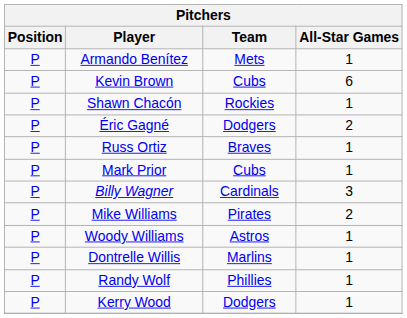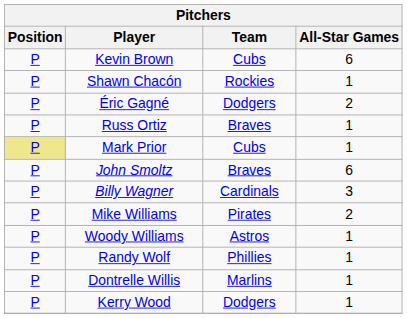- row: (134, 59)
(35, 170) no background -> (35, 147) khaki background
+ row: (134, 170)
rows swapped: (134, 258) <-> (134, 280)
